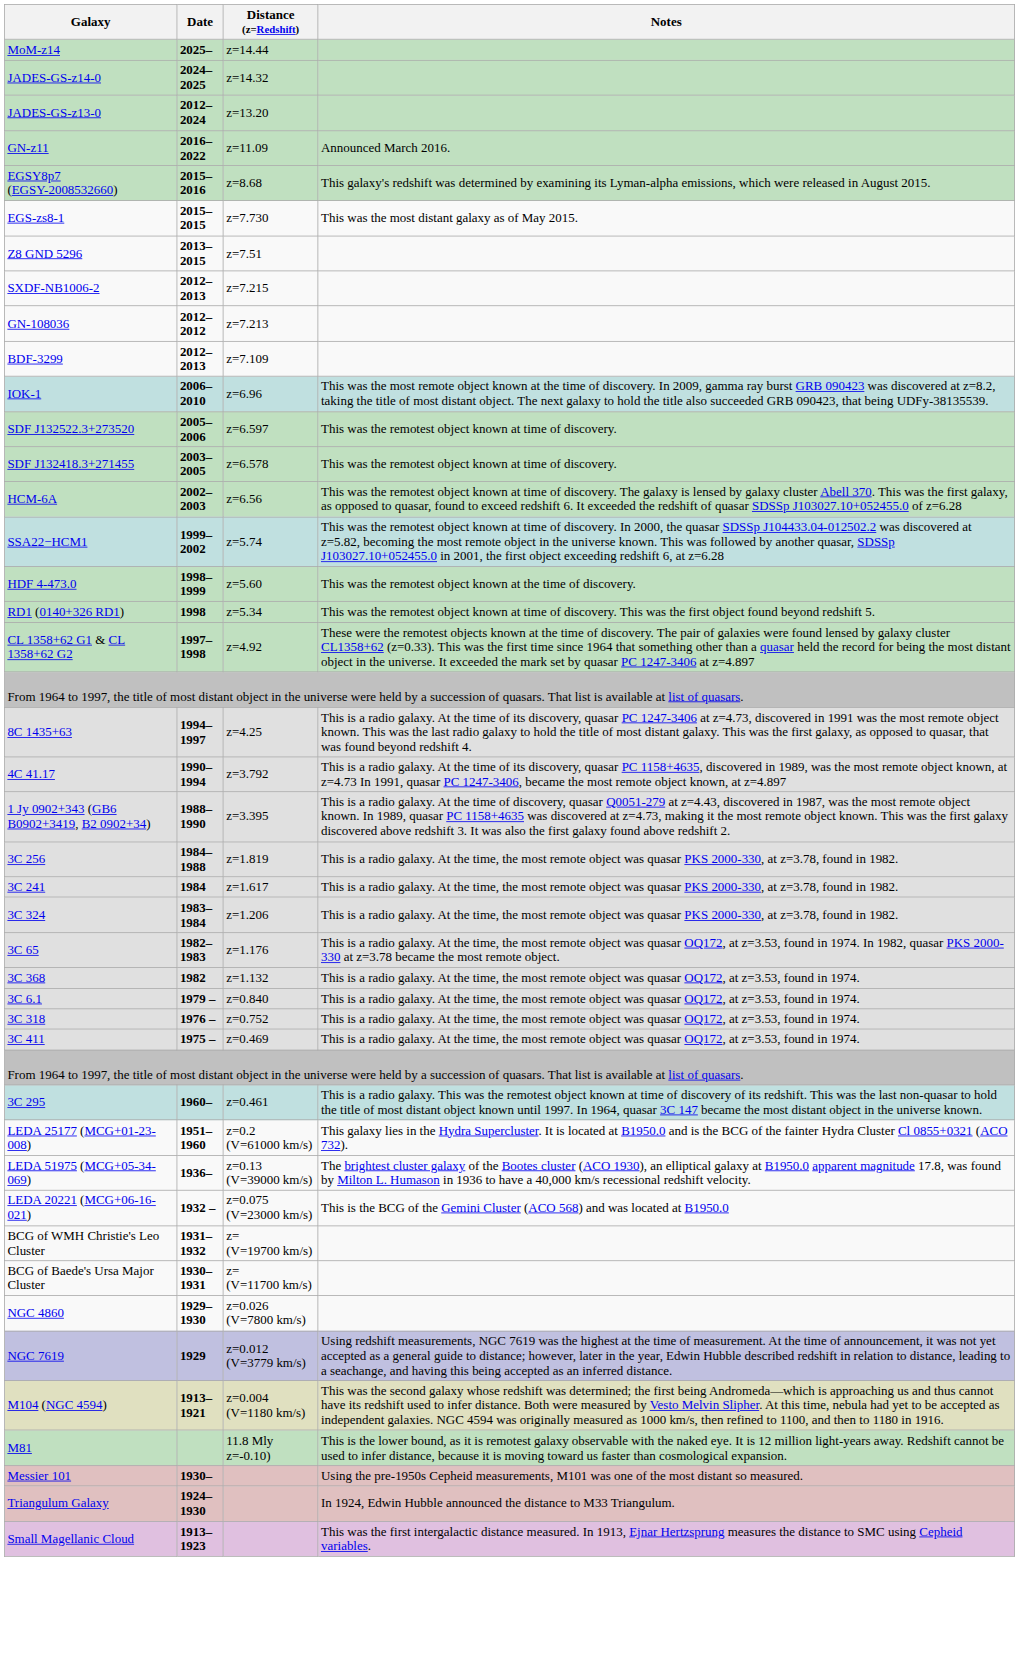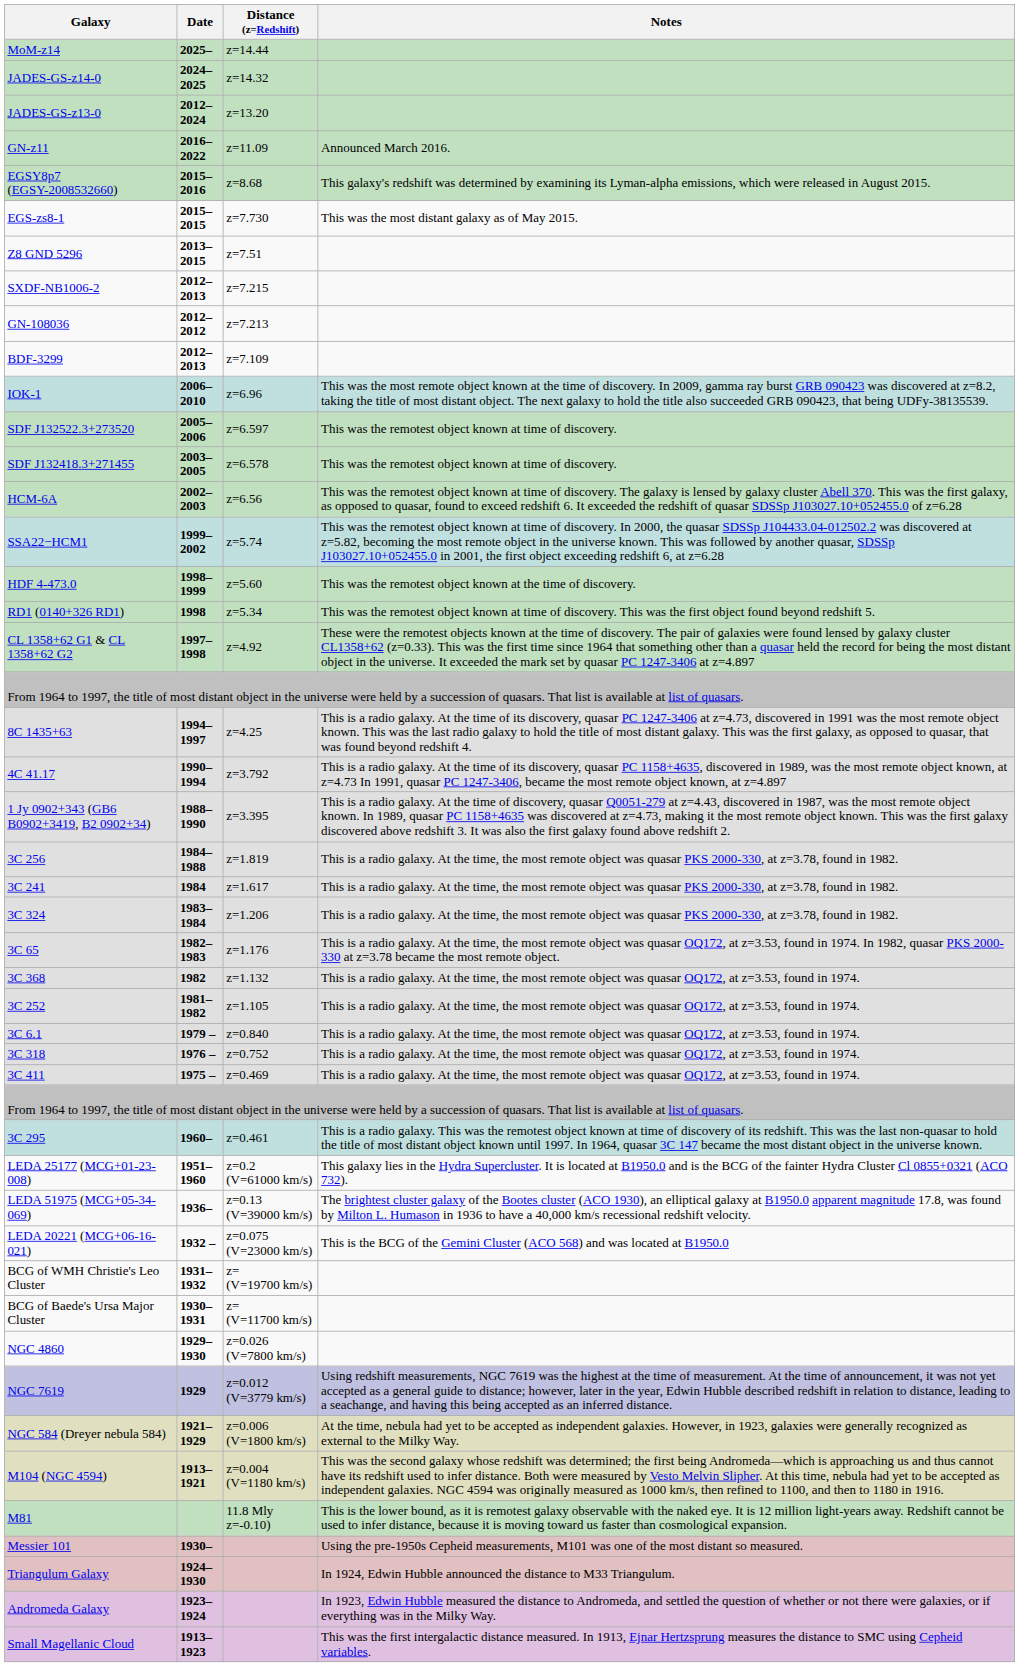+ row: (26, 1005)
+ row: (87, 1433)
+ row: (58, 1609)
